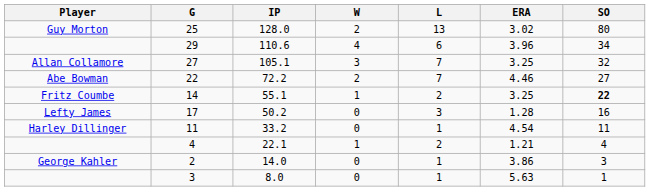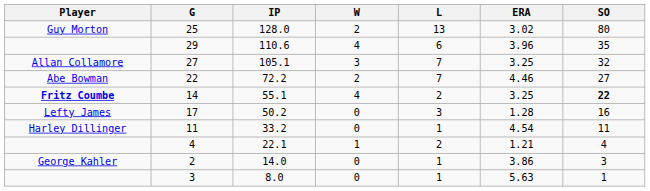(604, 46) 34 -> (604, 46) 35
(78, 95) normal -> (78, 95) bold
(357, 95) 1 -> (357, 95) 4
